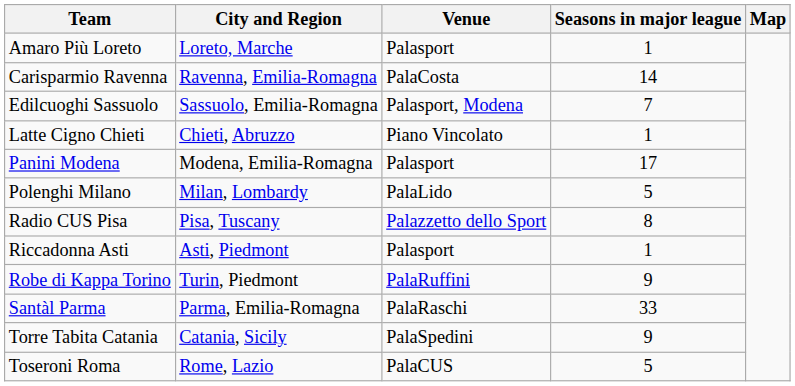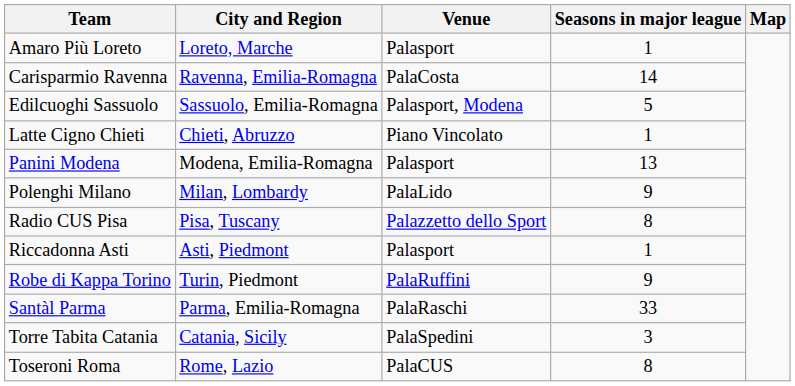(648, 105) 7 -> (648, 105) 5
(648, 163) 17 -> (648, 163) 13
(648, 192) 5 -> (648, 192) 9
(648, 337) 9 -> (648, 337) 3
(648, 366) 5 -> (648, 366) 8
